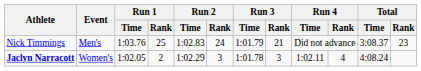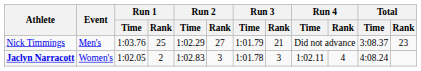(190, 43) 1:02.83 -> (190, 43) 1:02.29
(220, 43) 24 -> (220, 43) 27
(190, 58) 1:02.29 -> (190, 58) 1:02.83
